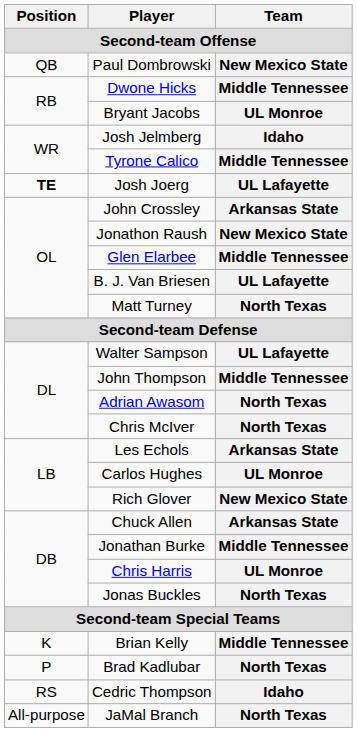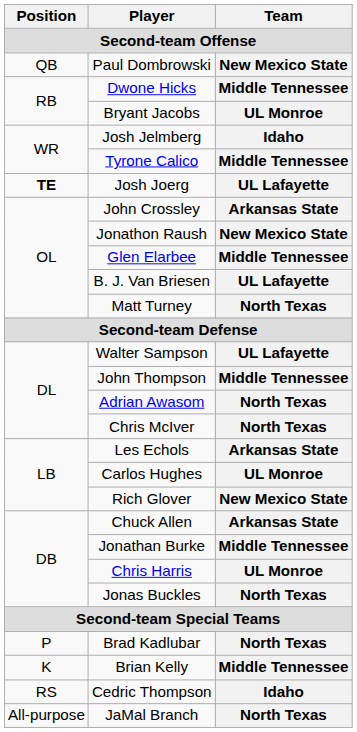rows swapped: (152, 643) <-> (152, 667)
